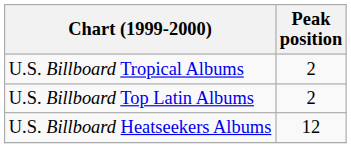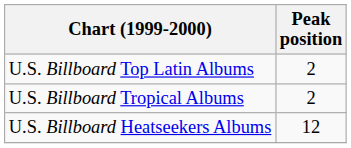rows swapped: (131, 98) <-> (126, 68)
